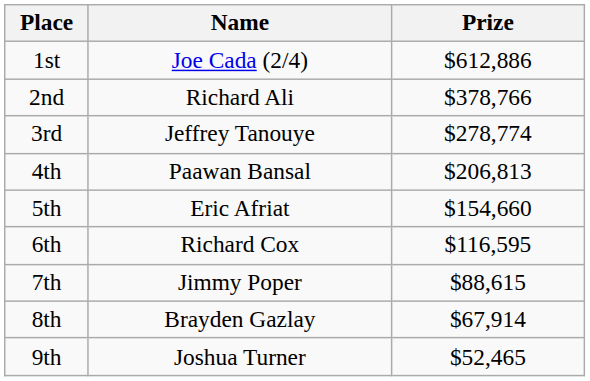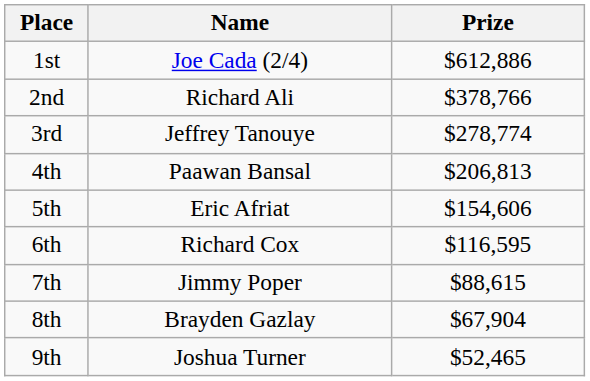(488, 208) $154,660 -> (488, 208) $154,606
(488, 319) $67,914 -> (488, 319) $67,904
